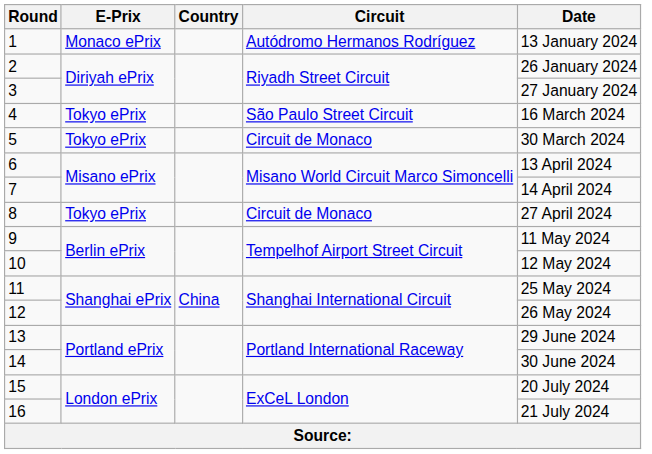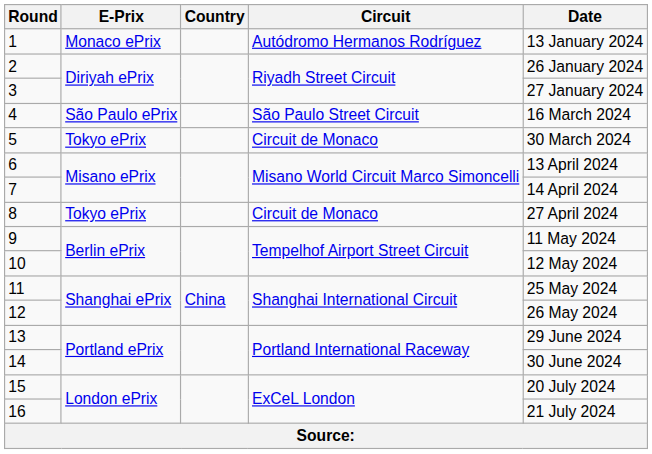(106, 115) Tokyo ePrix -> (121, 115) São Paulo ePrix
